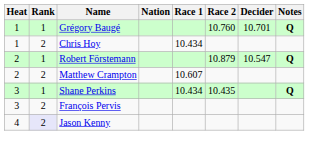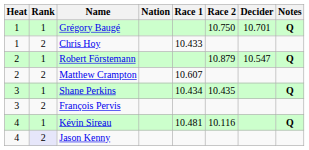(222, 28) 10.760 -> (222, 28) 10.750
(189, 43) 10.434 -> (189, 43) 10.433
+ row: (85, 122)
